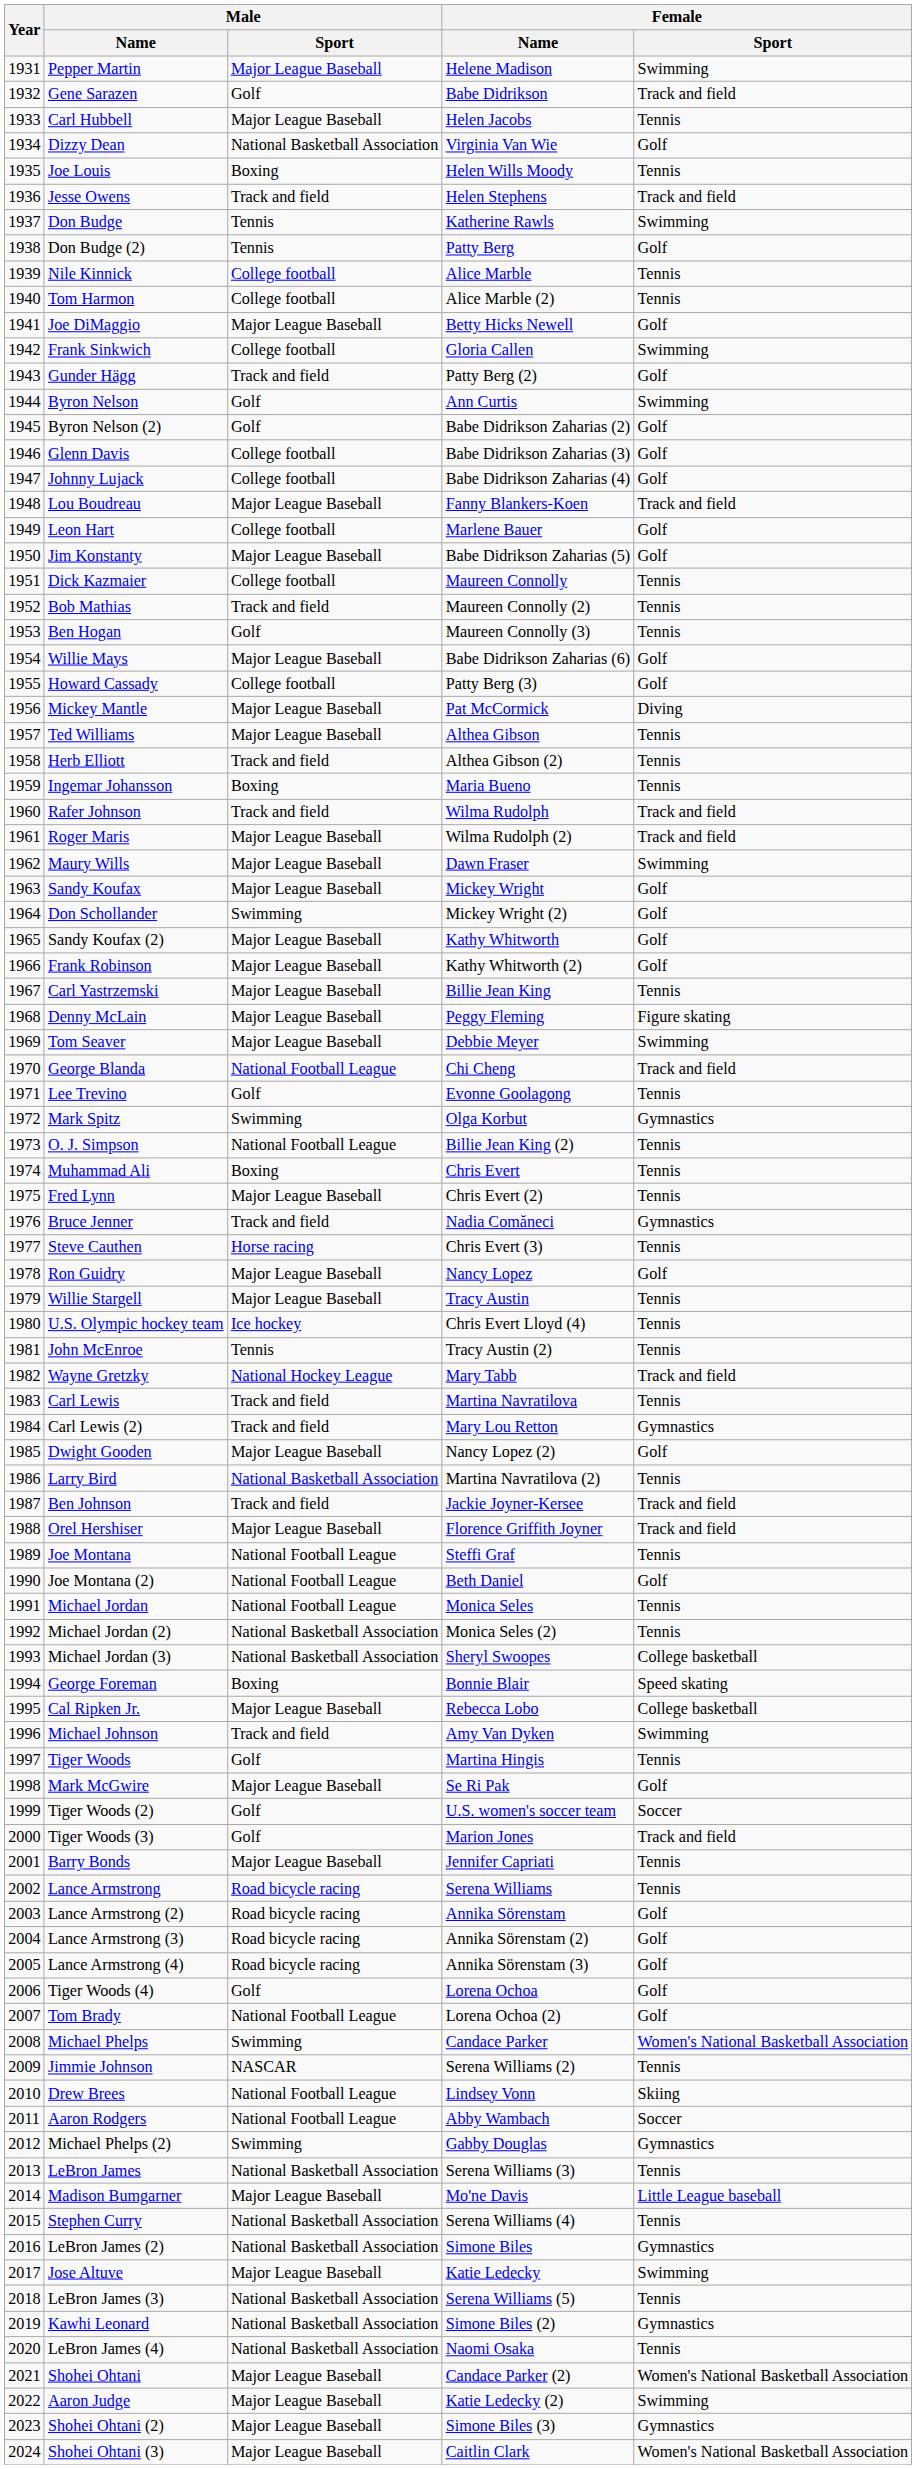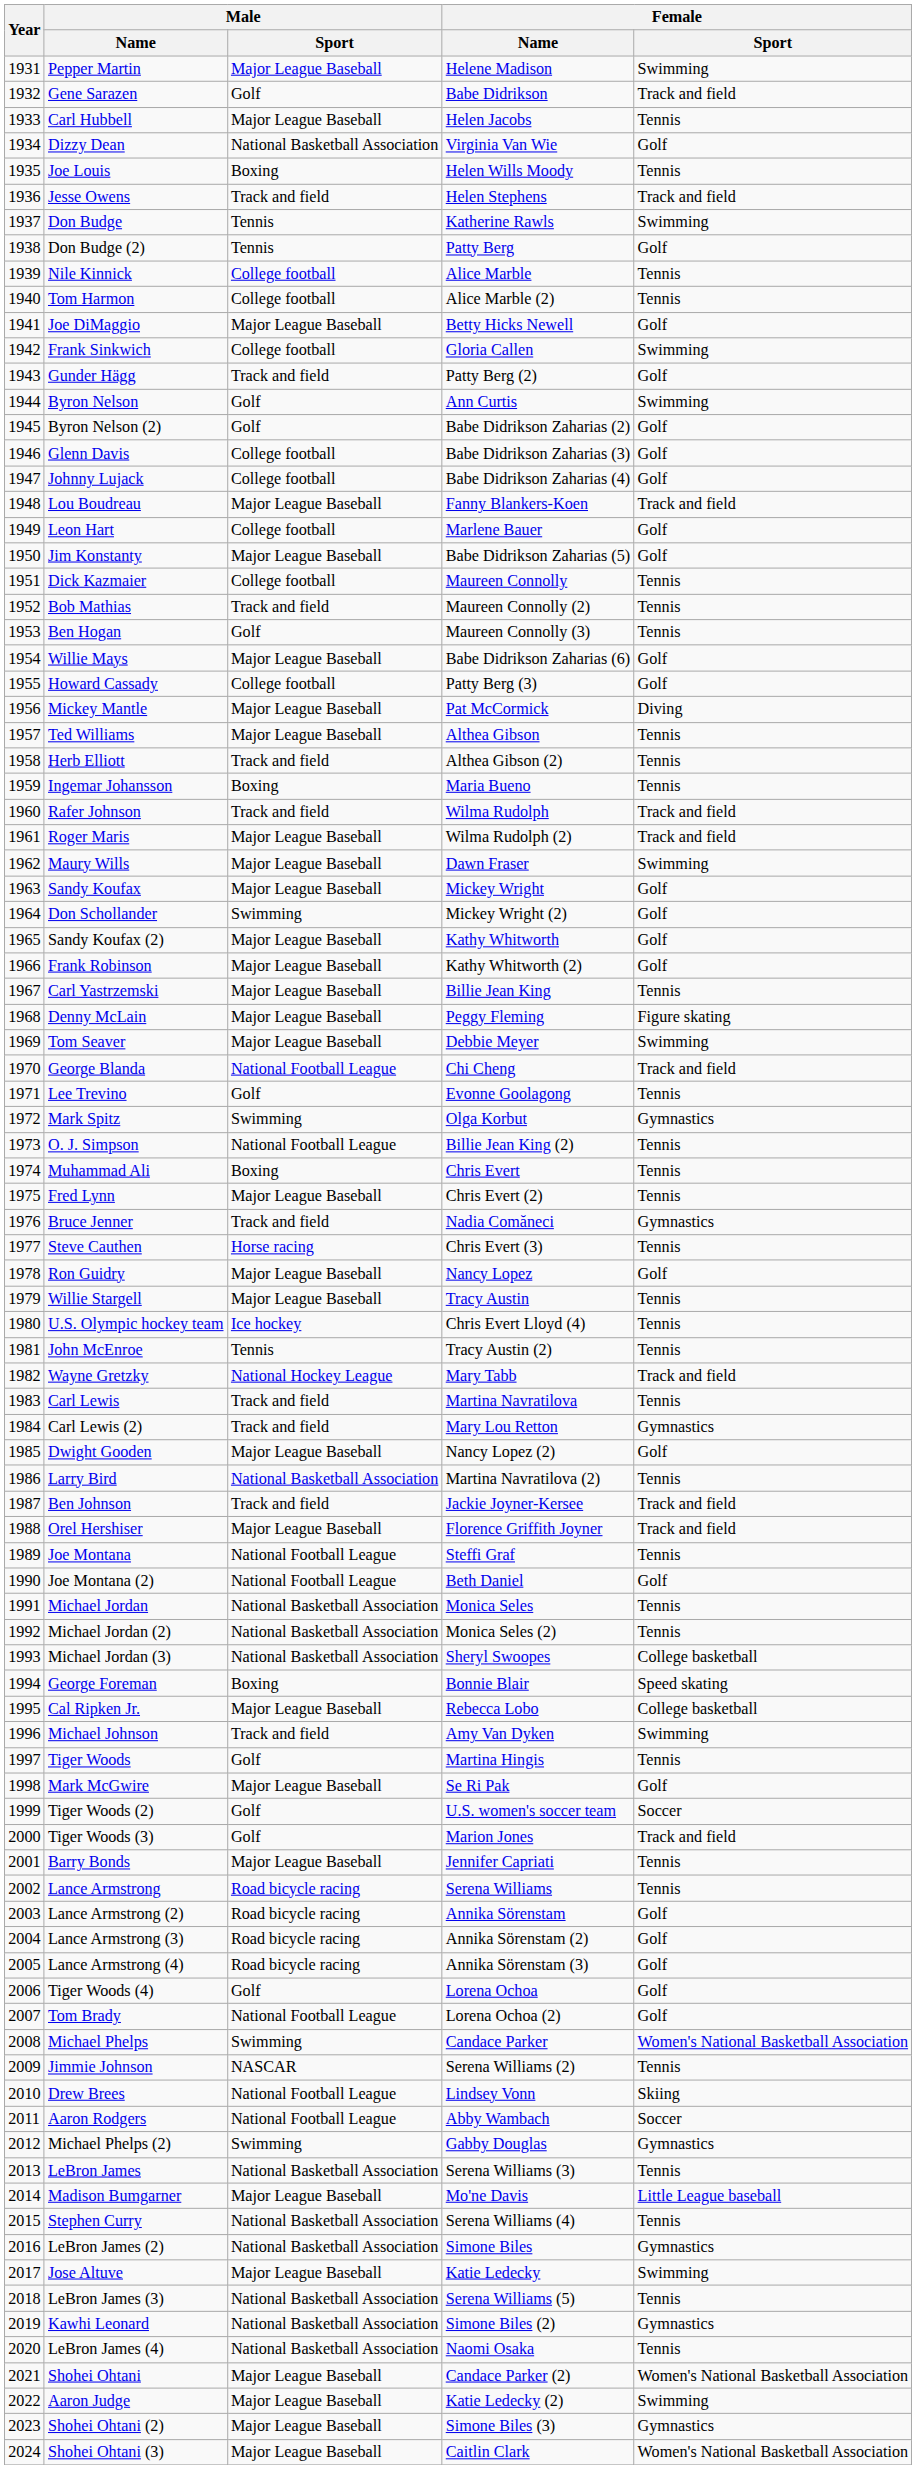(314, 1606) National Football League -> (335, 1606) National Basketball Association
